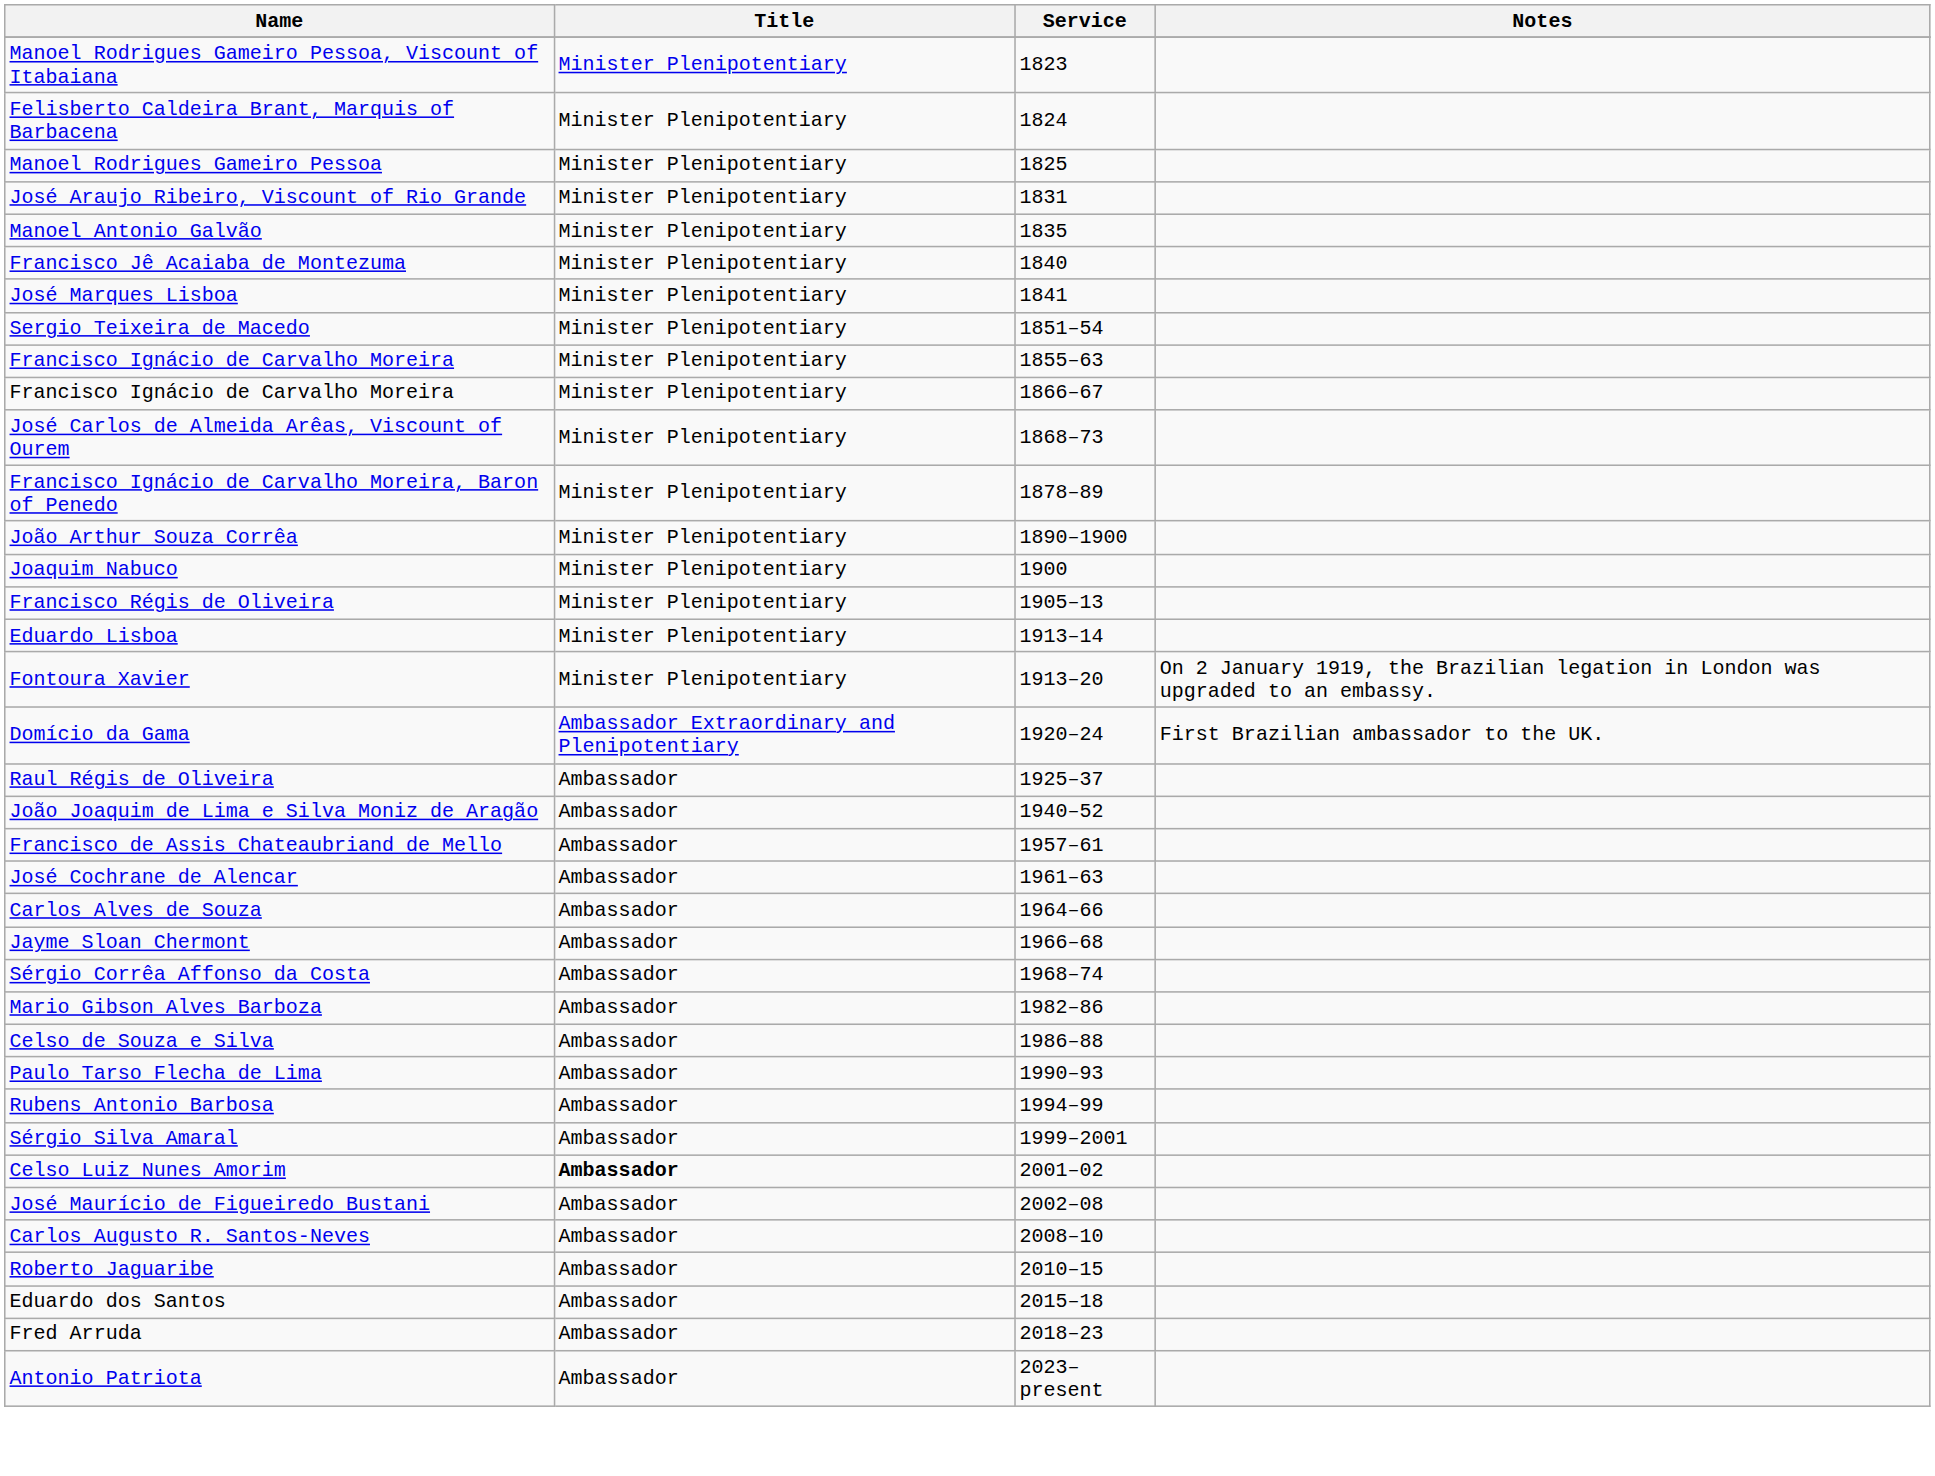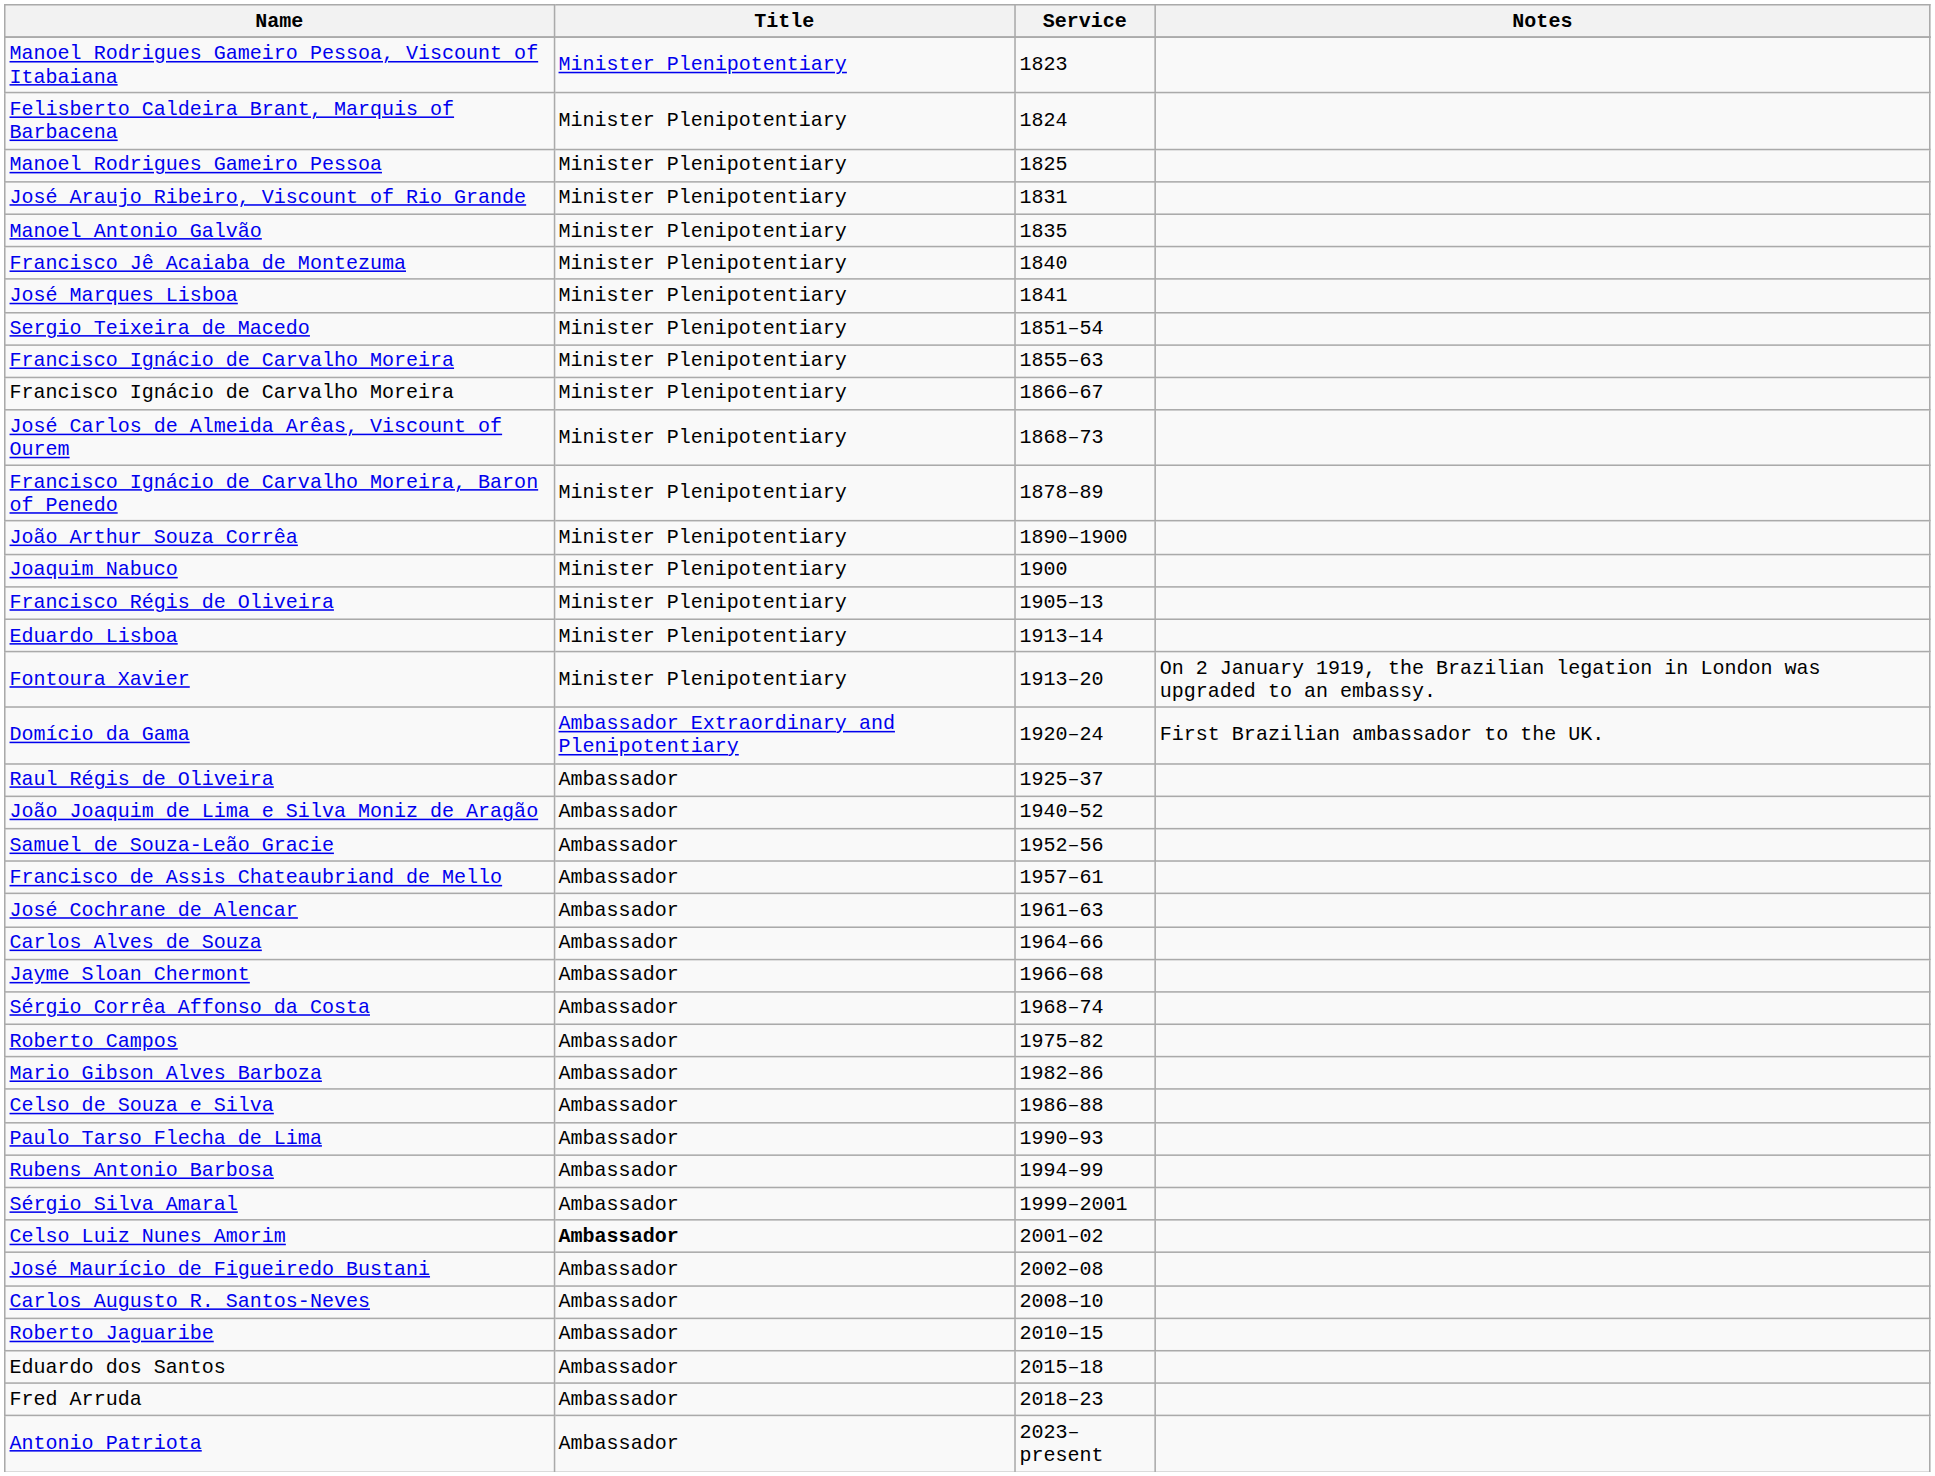+ row: (172, 845)
+ row: (94, 1041)
